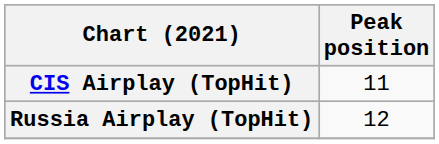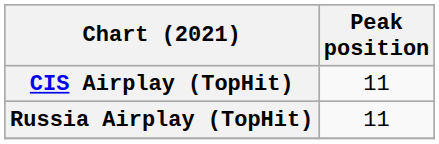(377, 120) 12 -> (377, 120) 11
